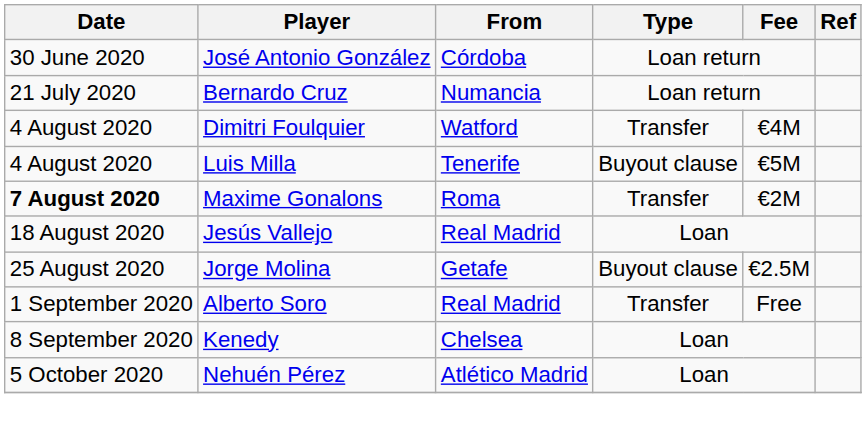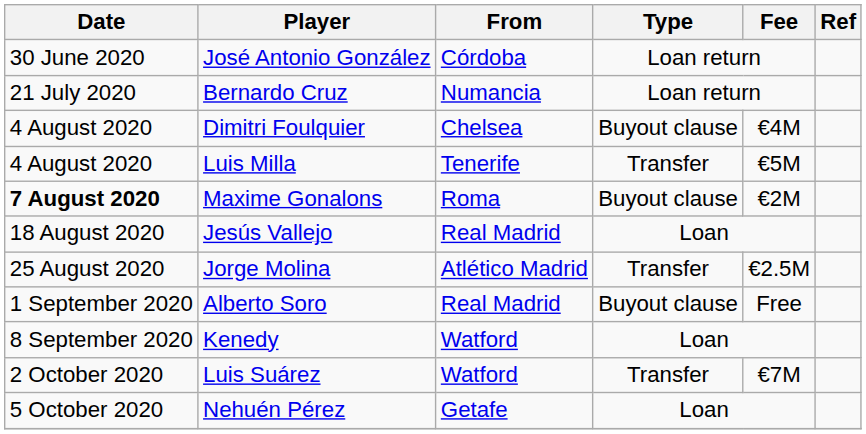(479, 127) Watford -> (482, 127) Chelsea
(668, 127) Transfer -> (668, 127) Buyout clause
(668, 163) Buyout clause -> (668, 163) Transfer
(668, 198) Transfer -> (668, 198) Buyout clause
(474, 269) Getafe -> (514, 269) Atlético Madrid
(668, 269) Buyout clause -> (668, 269) Transfer
(668, 304) Transfer -> (668, 304) Buyout clause
(482, 339) Chelsea -> (479, 339) Watford
+ row: (262, 374)
(514, 374) Atlético Madrid -> (474, 410) Getafe
